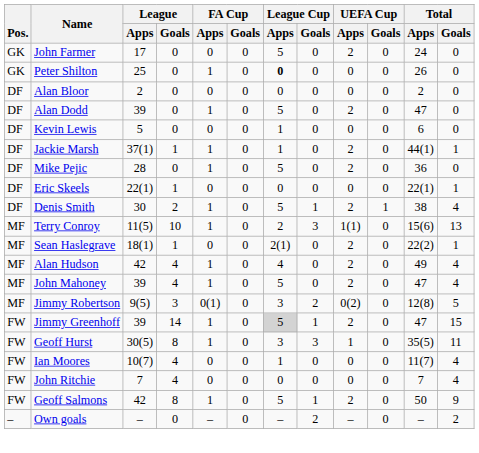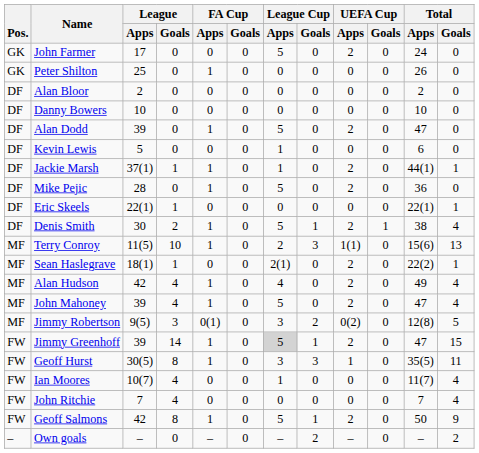(280, 71) bold -> (280, 71) normal
+ row: (70, 110)
